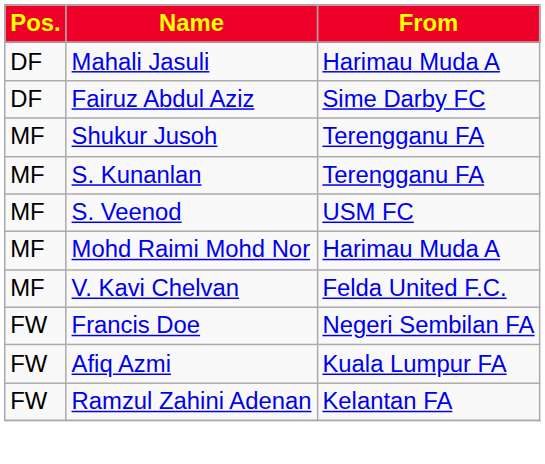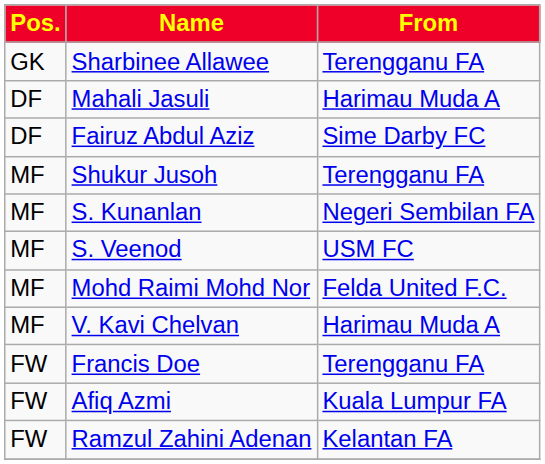+ row: (170, 61)
(403, 174) Terengganu FA -> (428, 212) Negeri Sembilan FA
(411, 250) Harimau Muda A -> (415, 288) Felda United F.C.
(415, 288) Felda United F.C. -> (411, 325) Harimau Muda A
(428, 325) Negeri Sembilan FA -> (403, 363) Terengganu FA
